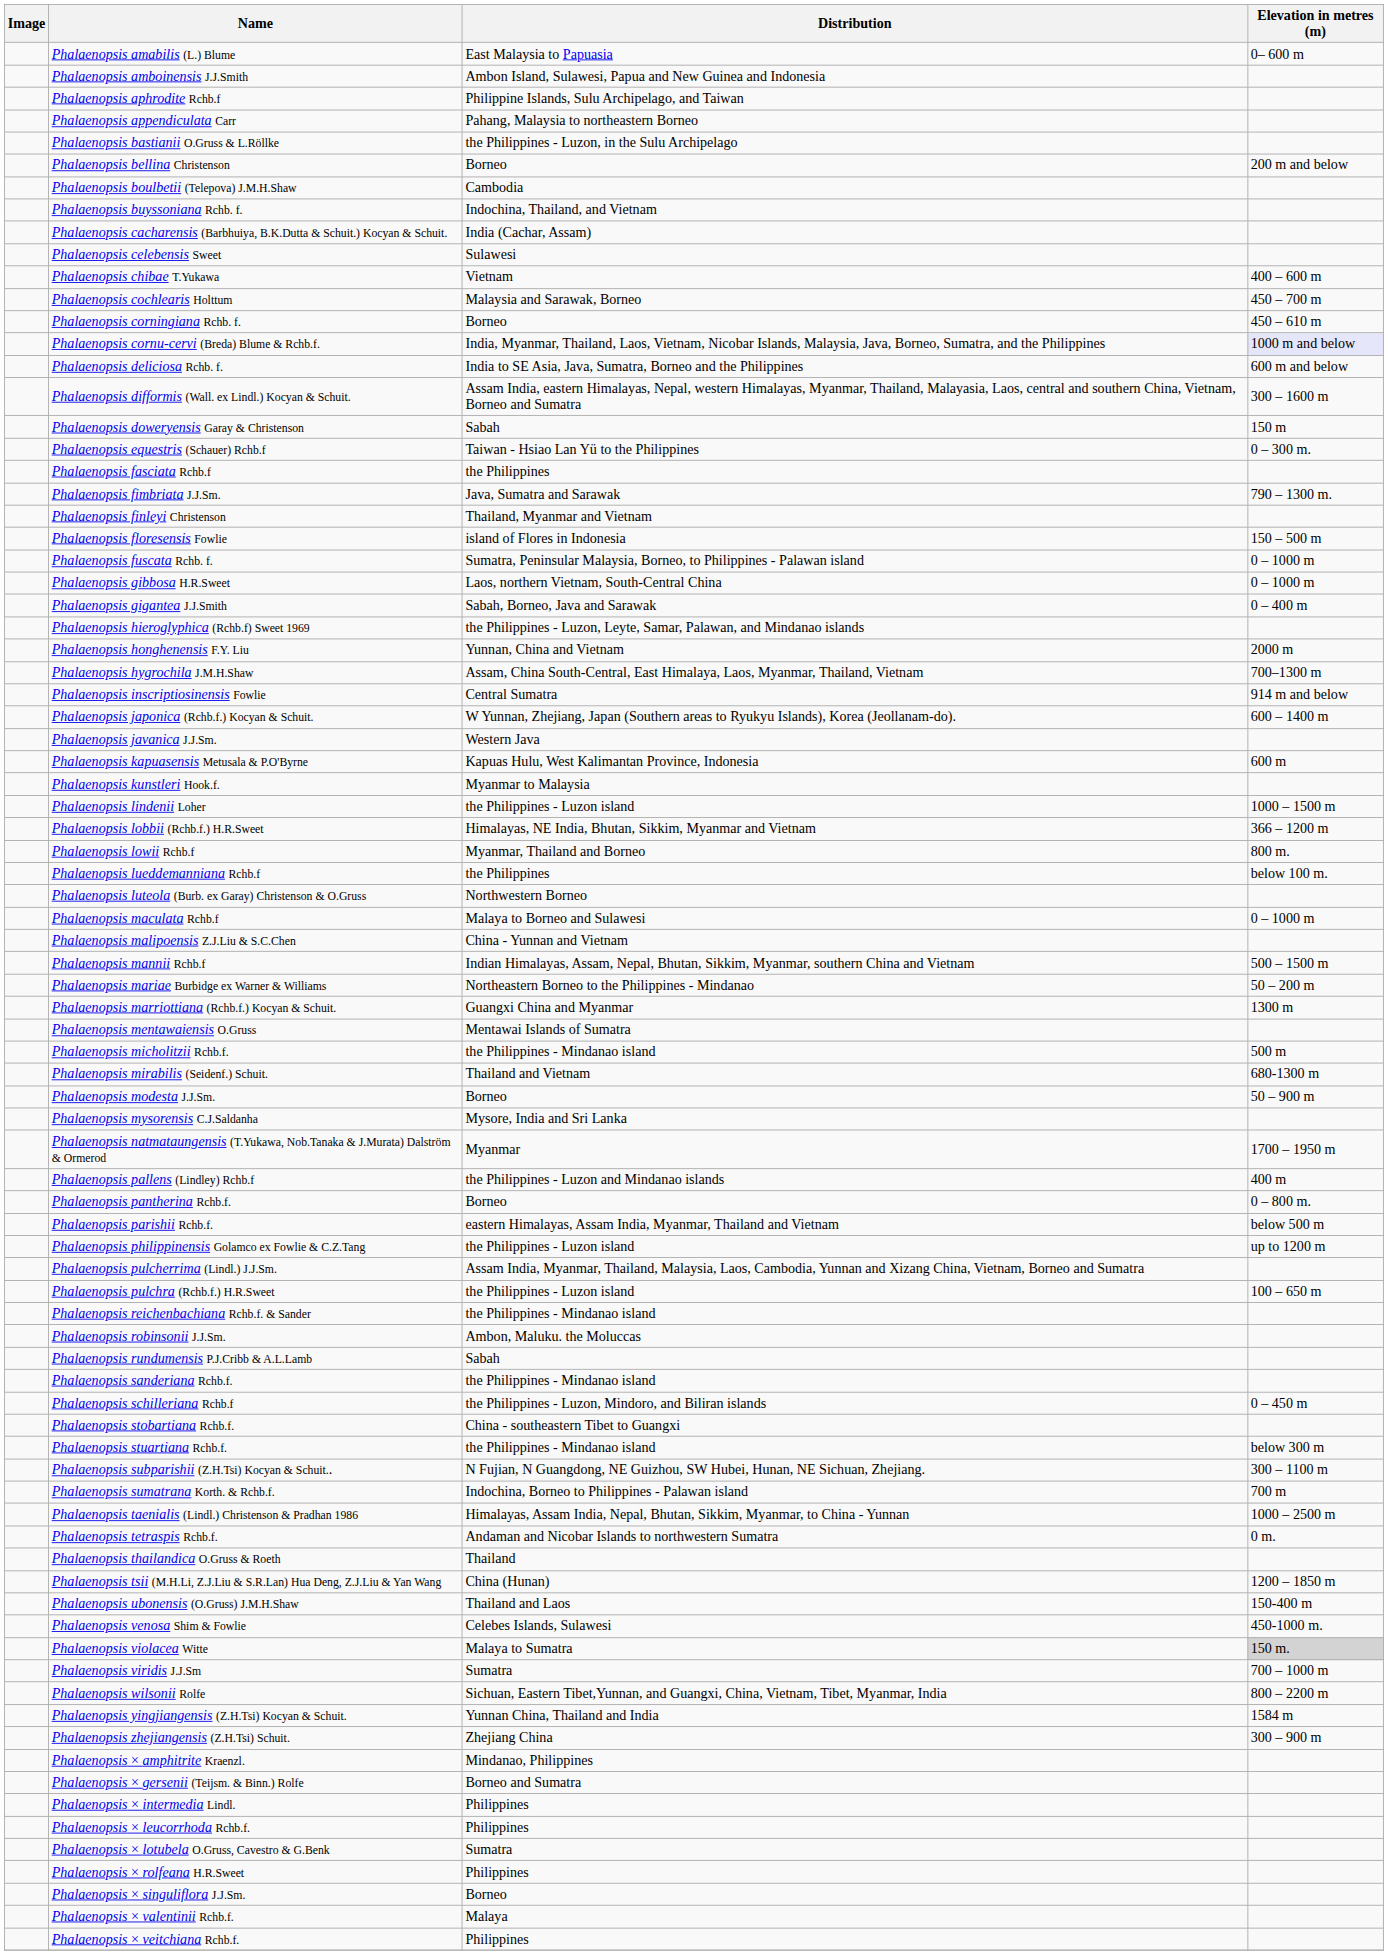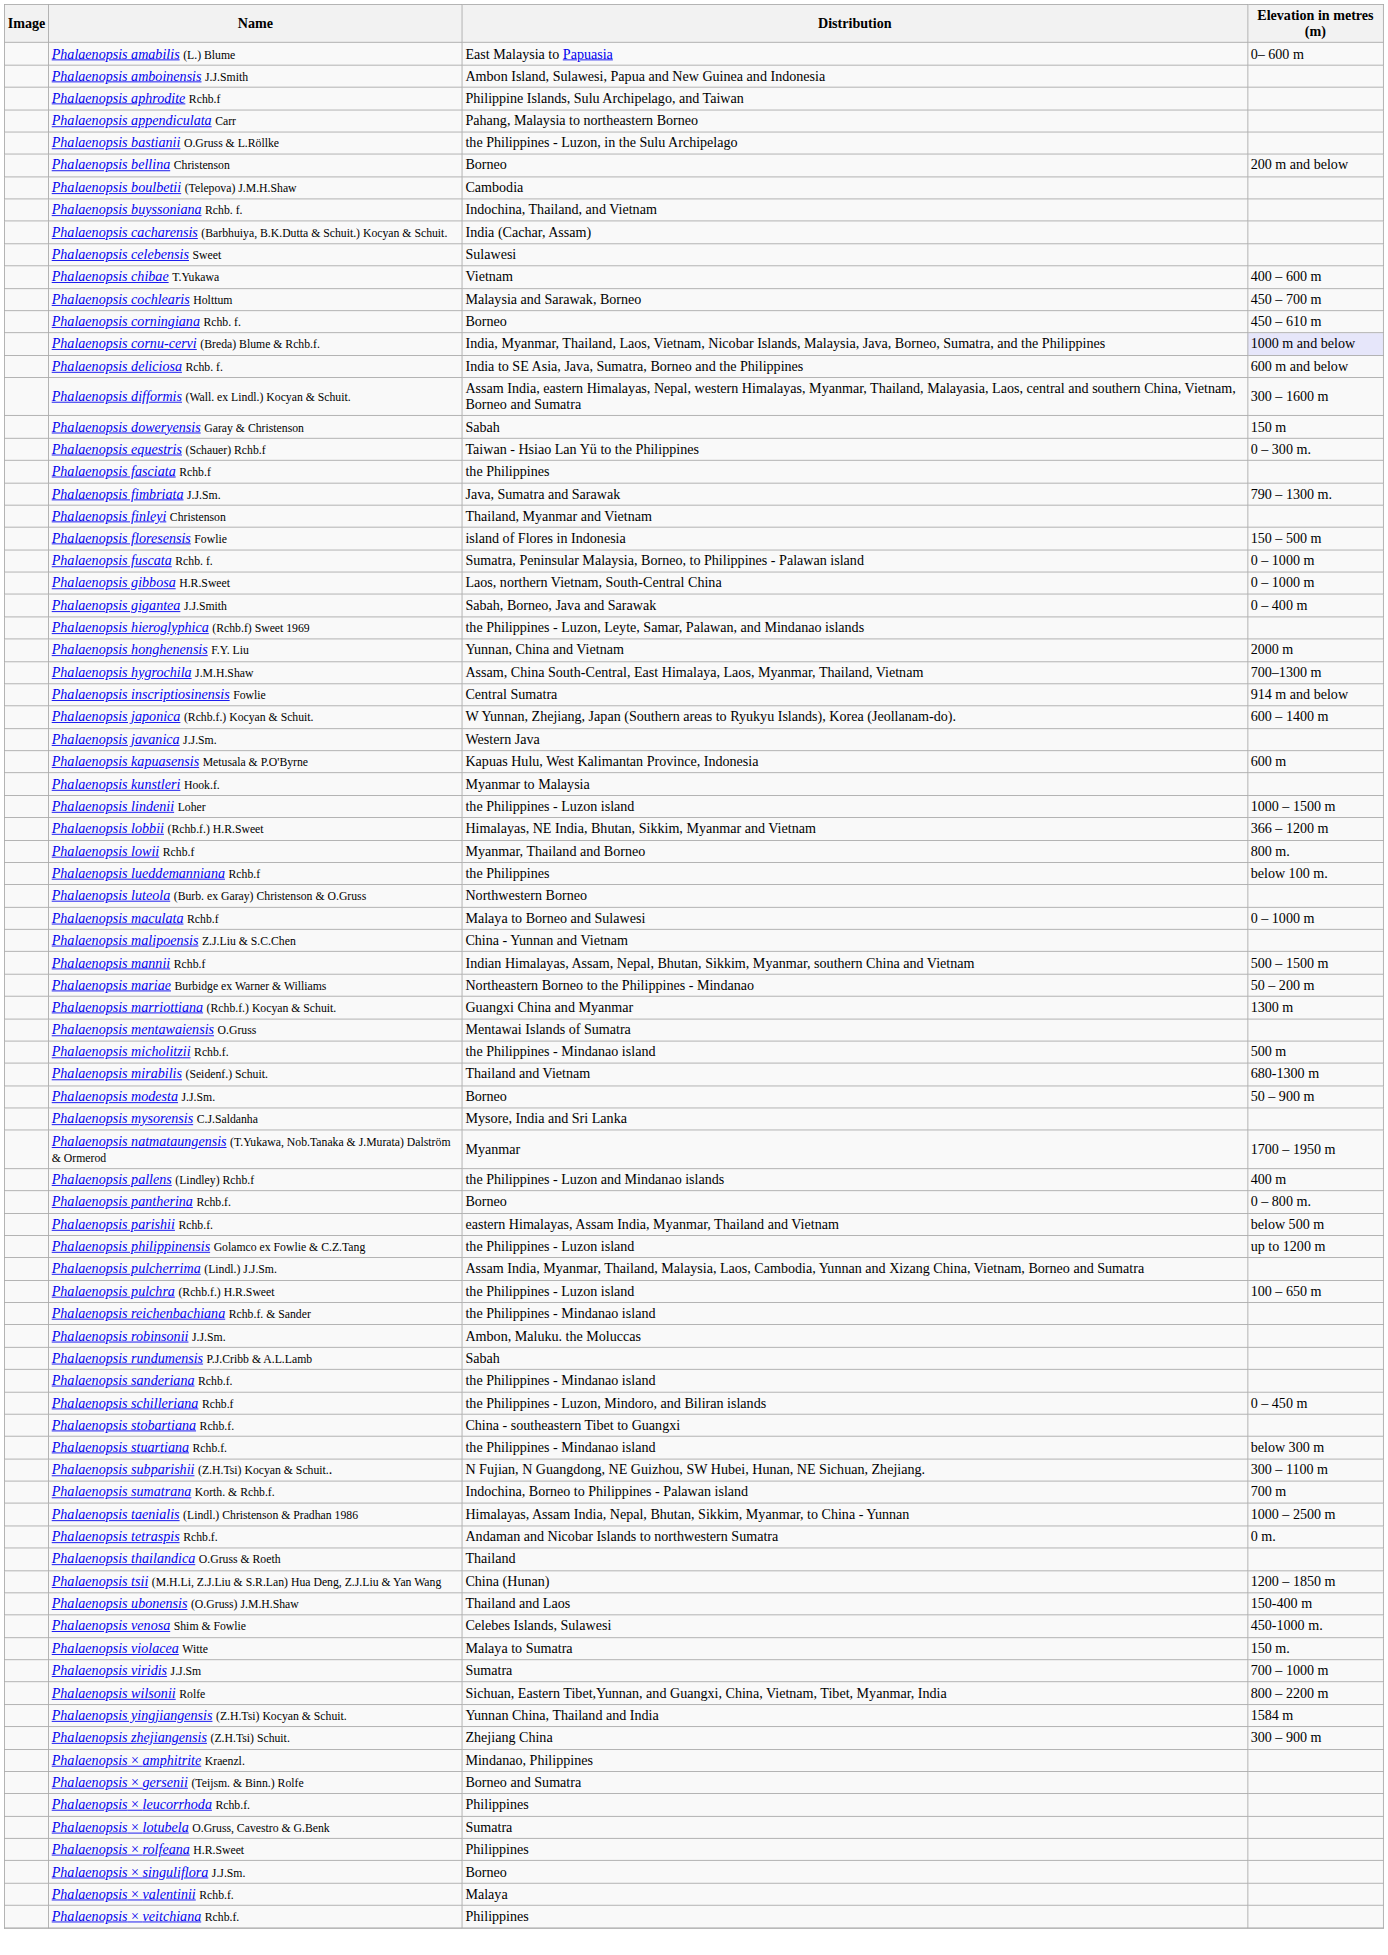(1270, 1648) lightgrey background -> (1270, 1648) no background
- row: (144, 1804)
